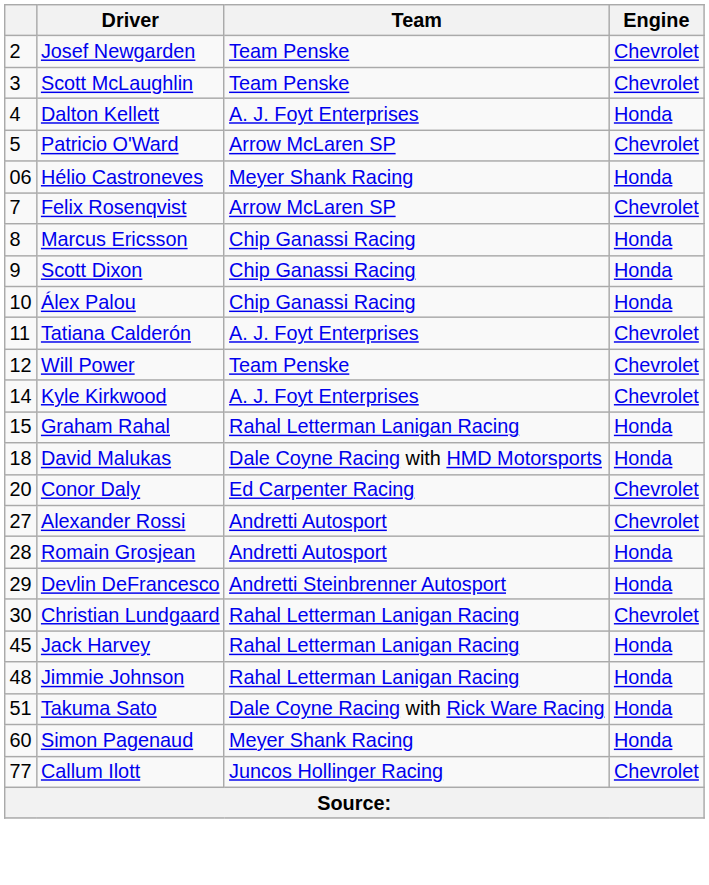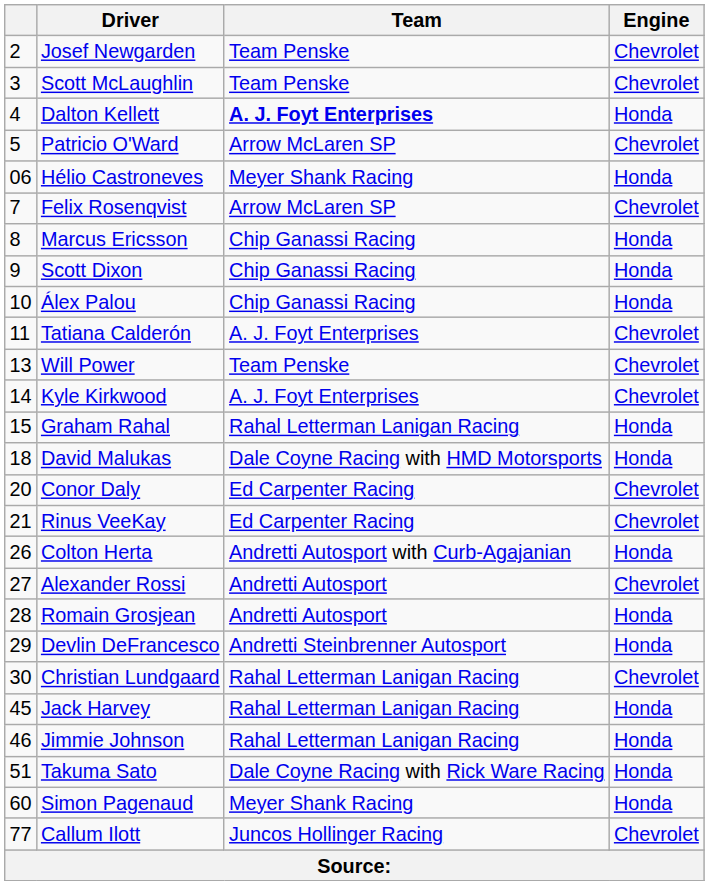(324, 114) normal -> (331, 114) bold
(20, 364) 12 -> (20, 364) 13
+ row: (103, 521)
+ row: (97, 552)
(20, 677) 48 -> (20, 740) 46
